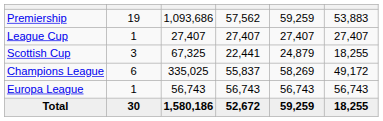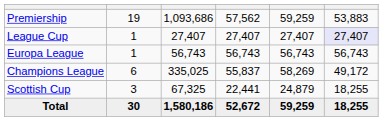(351, 36) no background -> (351, 36) lavender background
rows swapped: (39, 54) <-> (45, 89)
